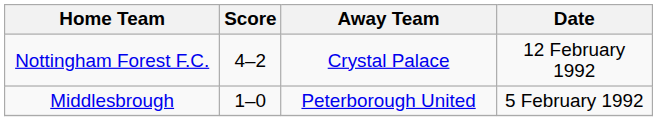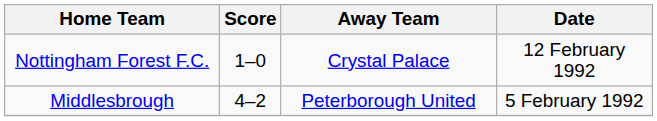(250, 60) 4–2 -> (250, 60) 1–0
(250, 100) 1–0 -> (250, 100) 4–2
